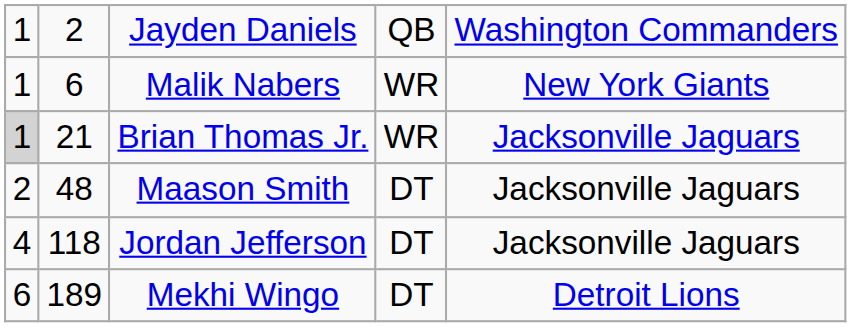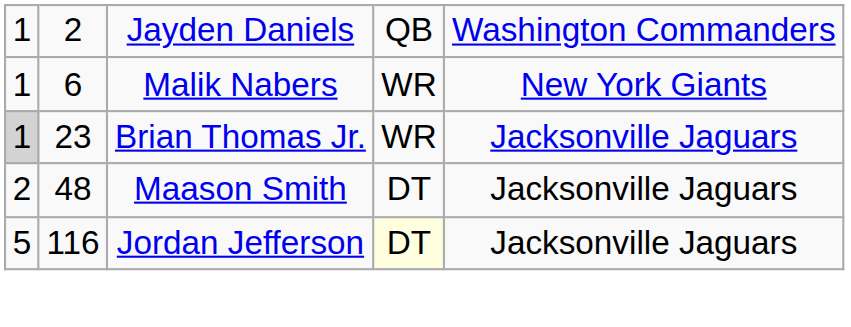(74, 136) 21 -> (73, 136) 23
(22, 242) 4 -> (22, 242) 5
(74, 242) 118 -> (73, 242) 116
(411, 242) no background -> (409, 242) lightyellow background
- row: (243, 294)
